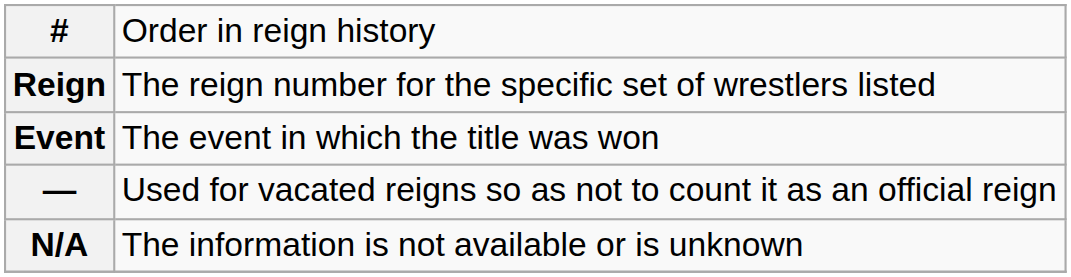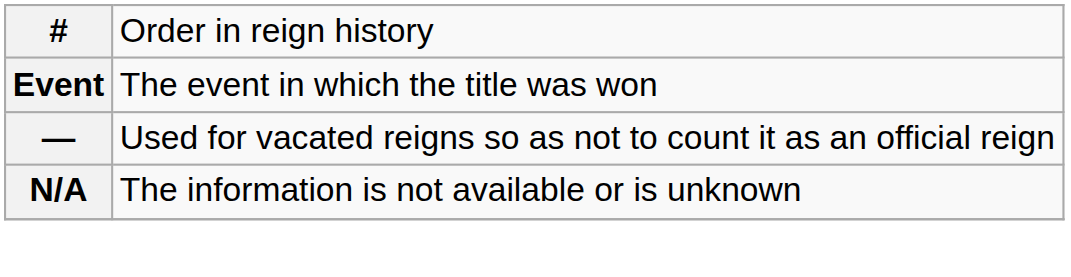- row: (59, 84)
